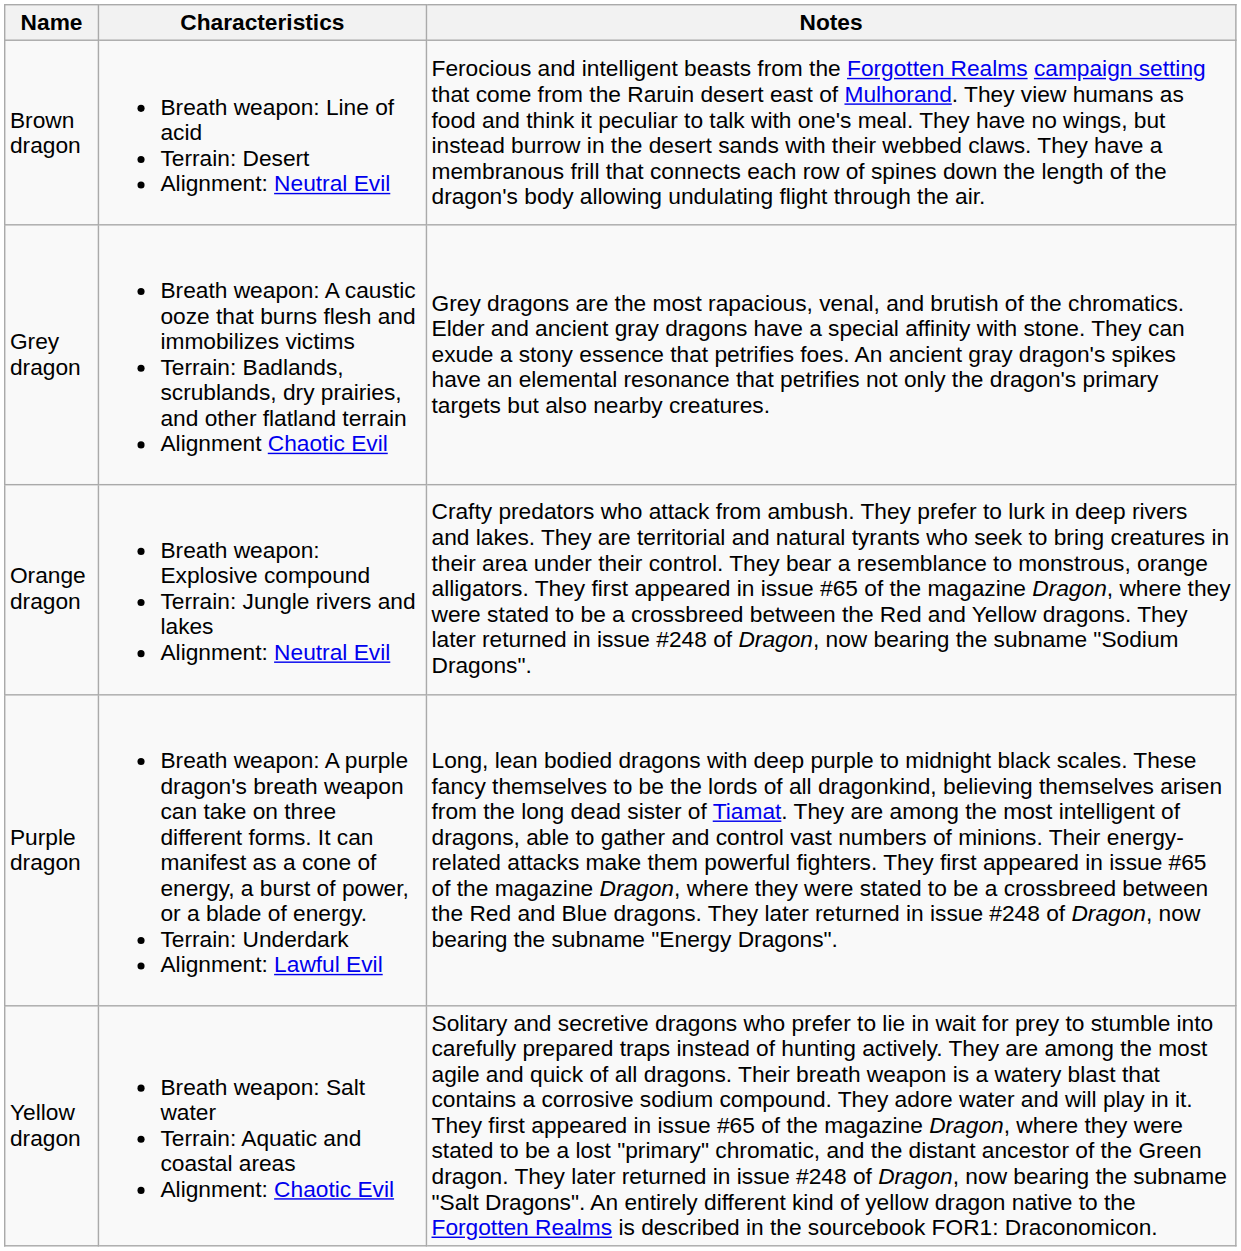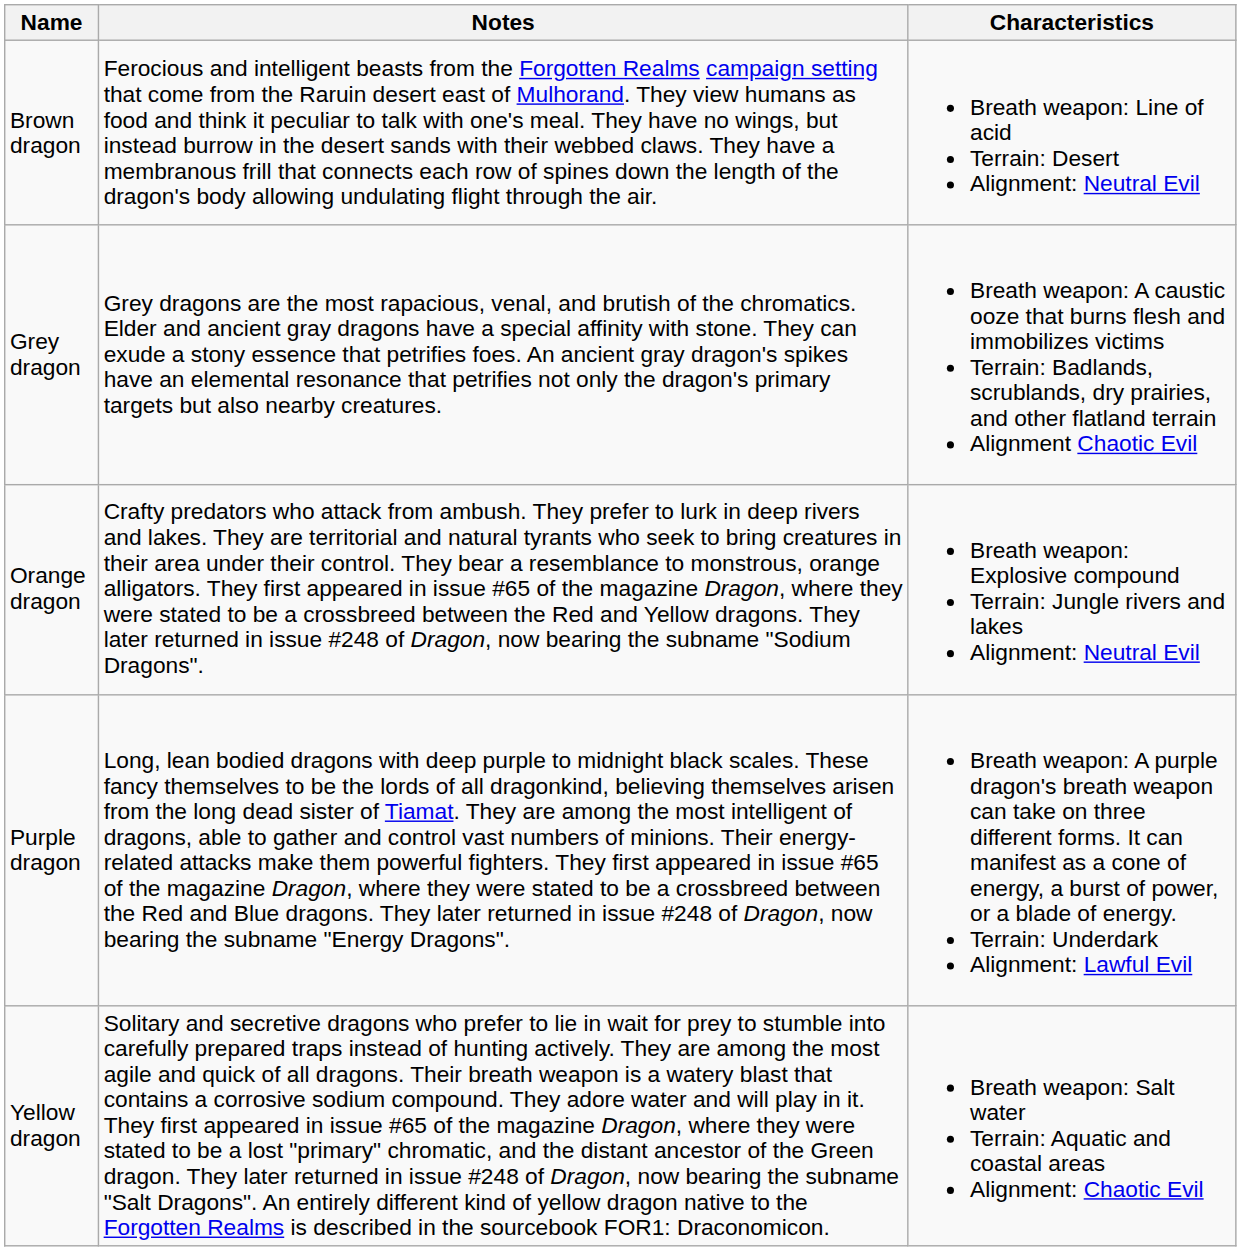columns swapped: (262, 22) <-> (831, 22)
